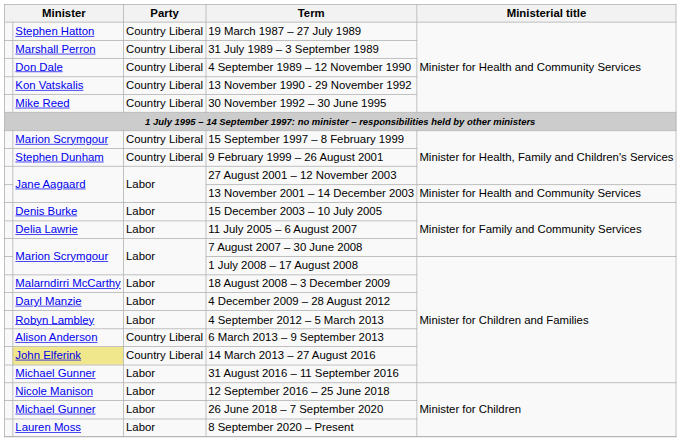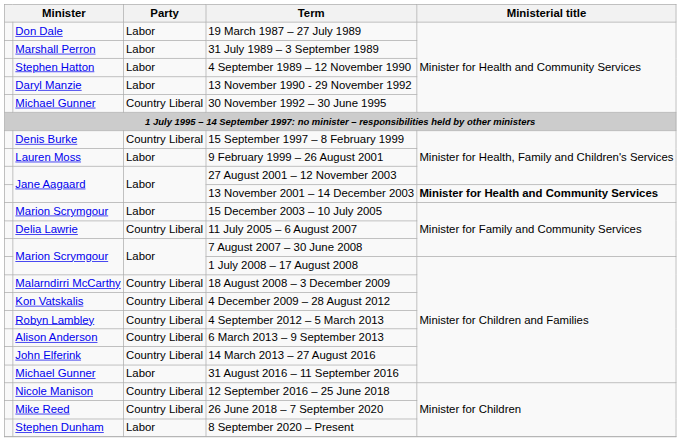(55, 31) Stephen Hatton -> (39, 31) Don Dale
(165, 31) Country Liberal -> (141, 31) Labor
(165, 49) Country Liberal -> (141, 49) Labor
(39, 67) Don Dale -> (55, 67) Stephen Hatton
(165, 67) Country Liberal -> (141, 67) Labor
(49, 85) Kon Vatskalis -> (49, 85) Daryl Manzie
(165, 85) Country Liberal -> (141, 85) Labor
(43, 103) Mike Reed -> (55, 103) Michael Gunner
(62, 139) Marion Scrymgour -> (46, 139) Denis Burke
(60, 157) Stephen Dunham -> (48, 157) Lauren Moss
(165, 157) Country Liberal -> (141, 157) Labor
(530, 193) normal -> (539, 193) bold
(46, 211) Denis Burke -> (62, 211) Marion Scrymgour
(141, 229) Labor -> (165, 229) Country Liberal
(141, 283) Labor -> (165, 283) Country Liberal
(49, 301) Daryl Manzie -> (49, 301) Kon Vatskalis
(141, 301) Labor -> (165, 301) Country Liberal
(141, 319) Labor -> (165, 319) Country Liberal
(48, 355) khaki background -> (48, 355) no background
(141, 391) Labor -> (165, 391) Country Liberal
(55, 409) Michael Gunner -> (43, 409) Mike Reed
(141, 409) Labor -> (165, 409) Country Liberal
(48, 427) Lauren Moss -> (60, 427) Stephen Dunham
